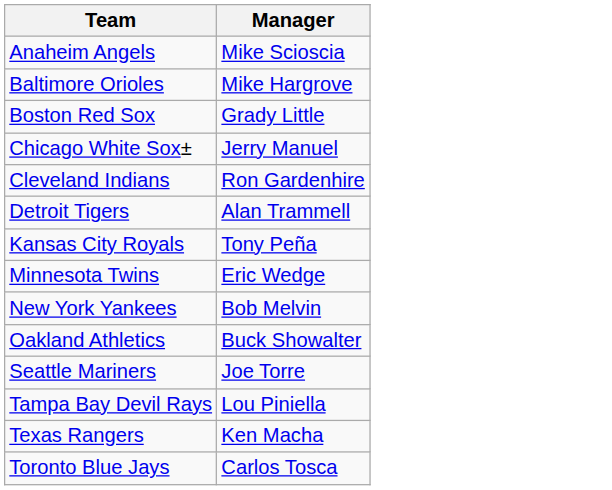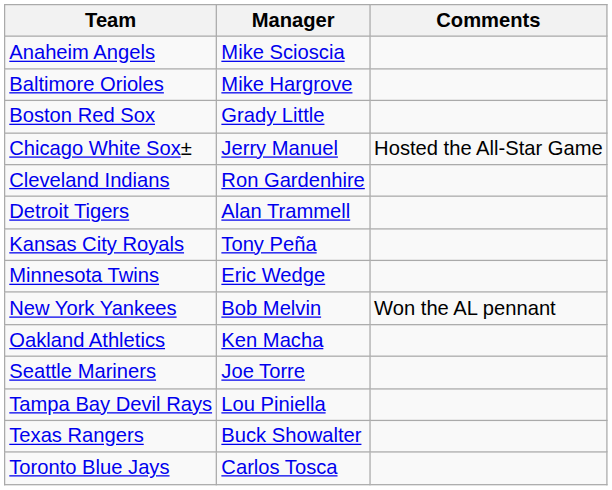+ column: (488, 20)
(291, 340) Buck Showalter -> (272, 340) Ken Macha
(272, 436) Ken Macha -> (291, 436) Buck Showalter
